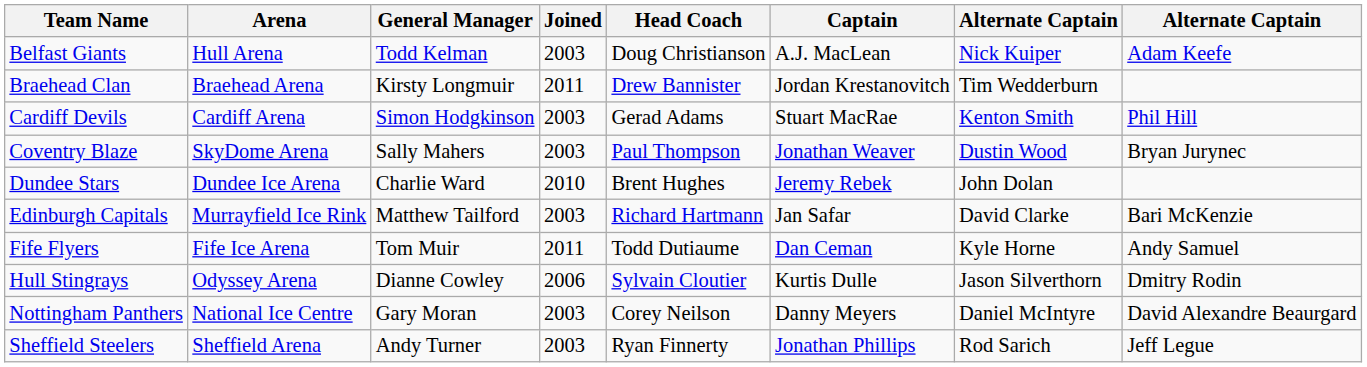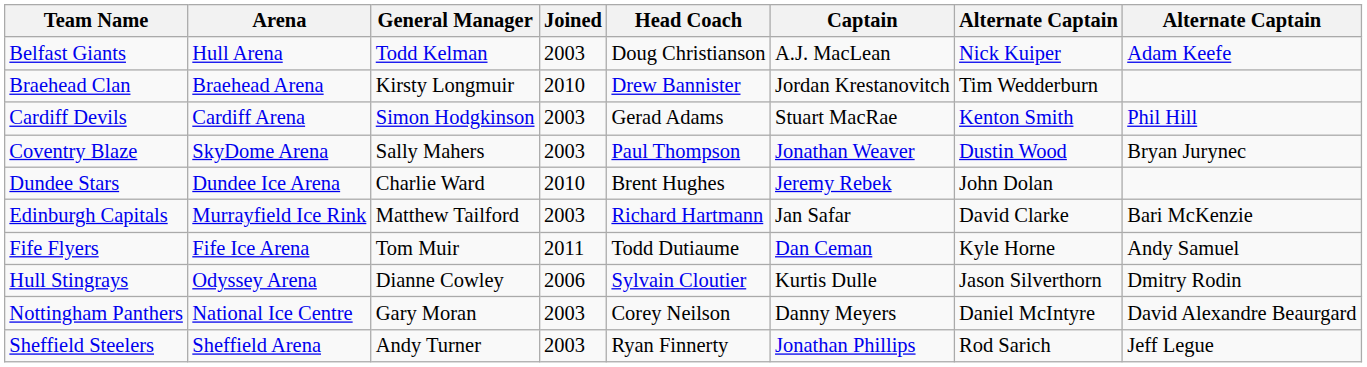(564, 85) 2011 -> (564, 85) 2010
